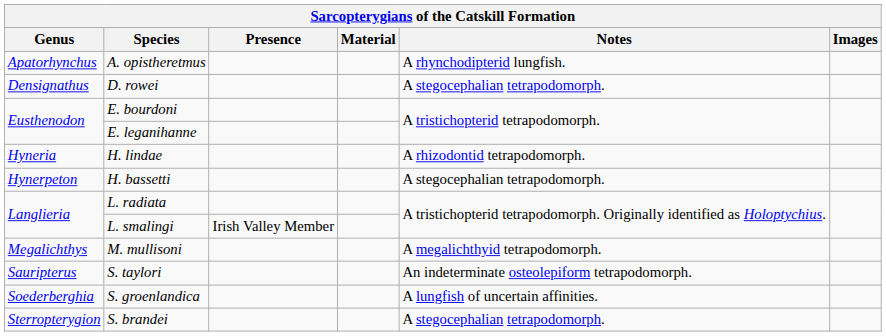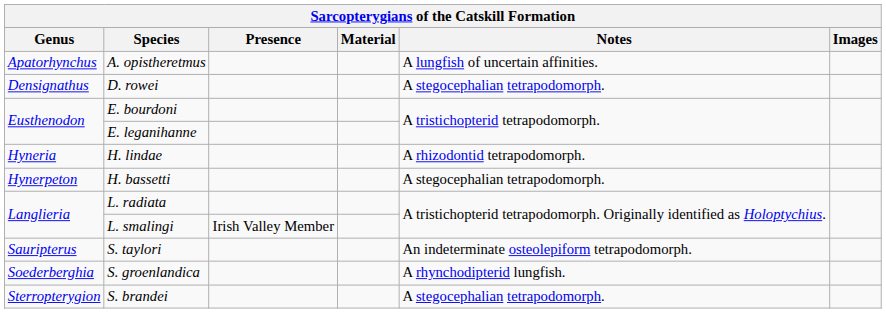(484, 62) A rhynchodipterid lungfish. -> (500, 62) A lungfish of uncertain affinities.
- row: (145, 249)
(500, 296) A lungfish of uncertain affinities. -> (484, 272) A rhynchodipterid lungfish.
